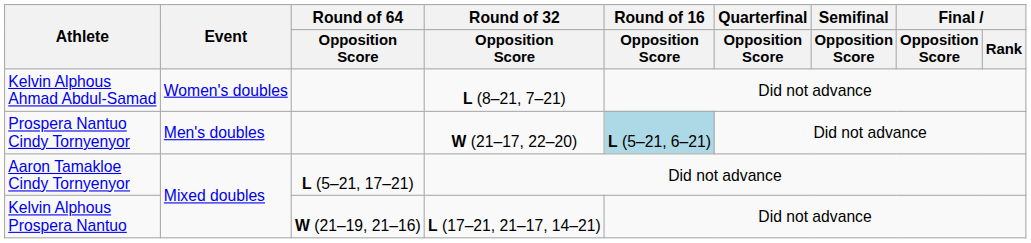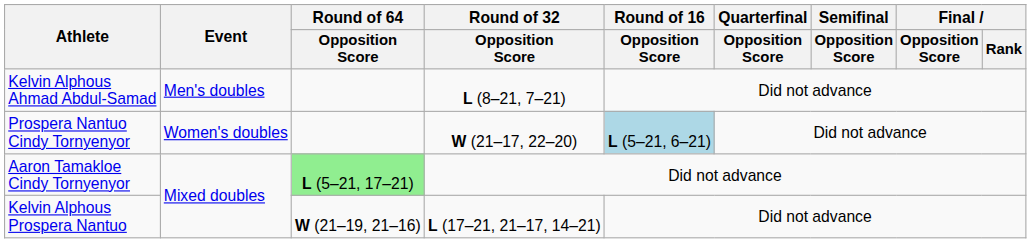(226, 91) Women's doubles -> (214, 91) Men's doubles
(214, 133) Men's doubles -> (226, 133) Women's doubles
(358, 184) no background -> (358, 184) lightgreen background
